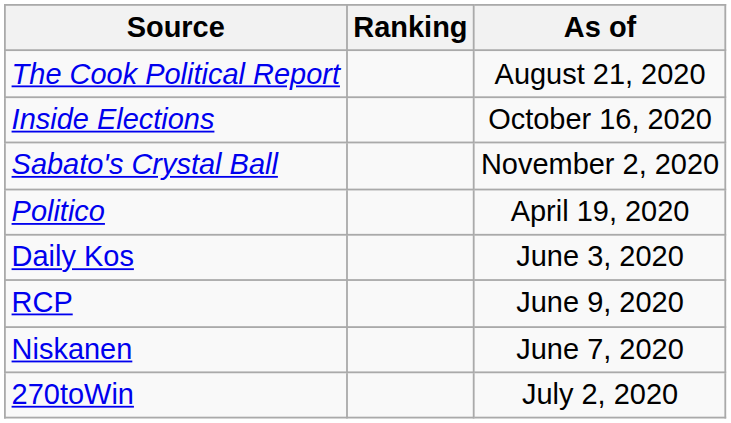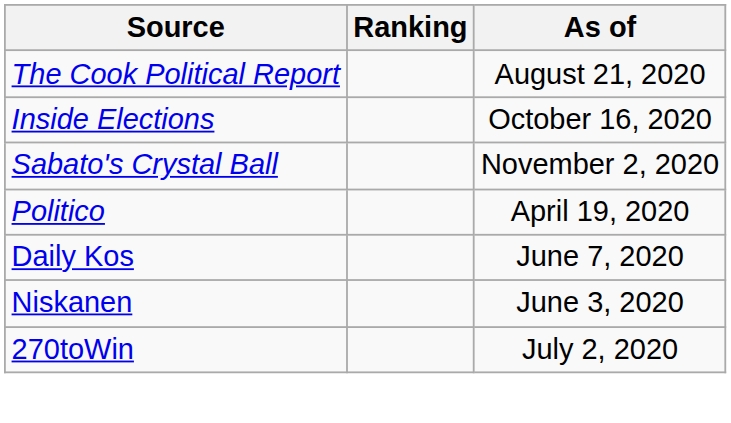(600, 257) June 3, 2020 -> (600, 257) June 7, 2020
- row: (42, 303)
(600, 348) June 7, 2020 -> (600, 303) June 3, 2020
